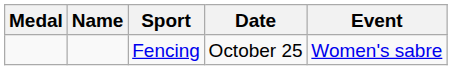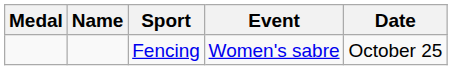columns swapped: (377, 20) <-> (256, 20)
